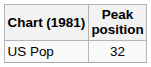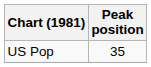(118, 51) 32 -> (118, 51) 35
